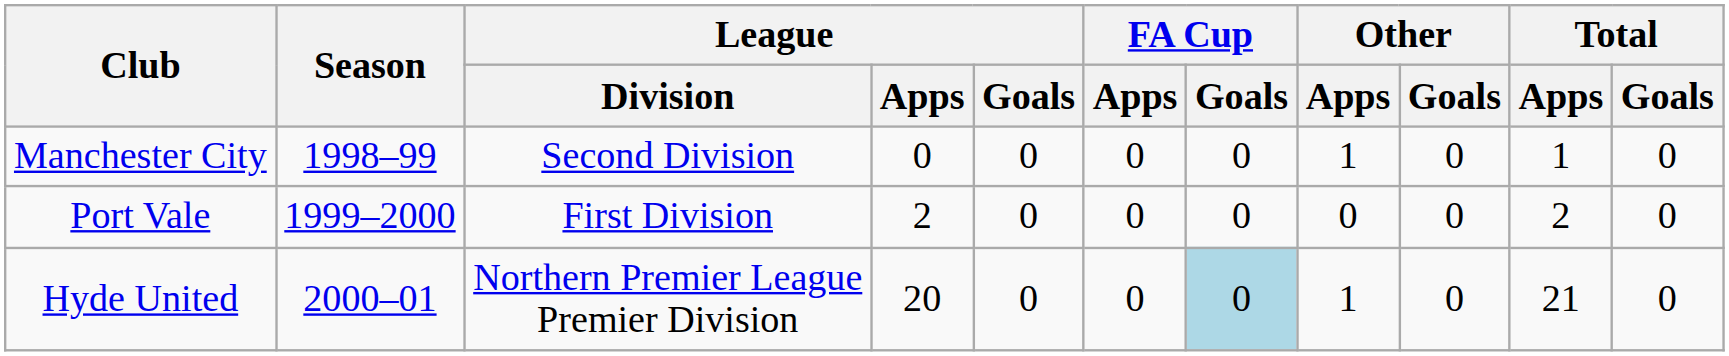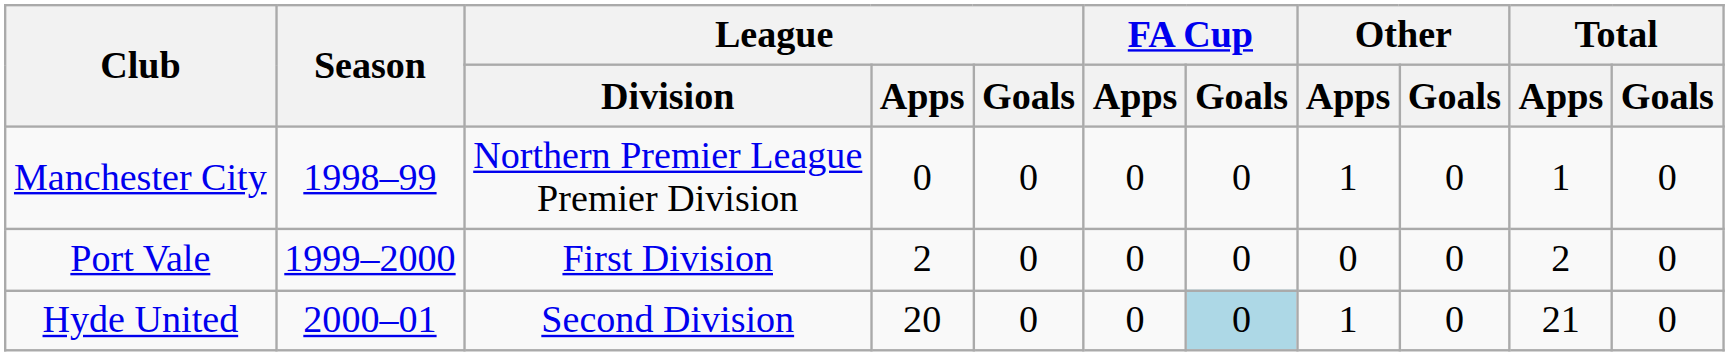(668, 155) Second Division -> (668, 176) Northern Premier League Premier Division
(668, 297) Northern Premier League Premier Division -> (668, 319) Second Division
